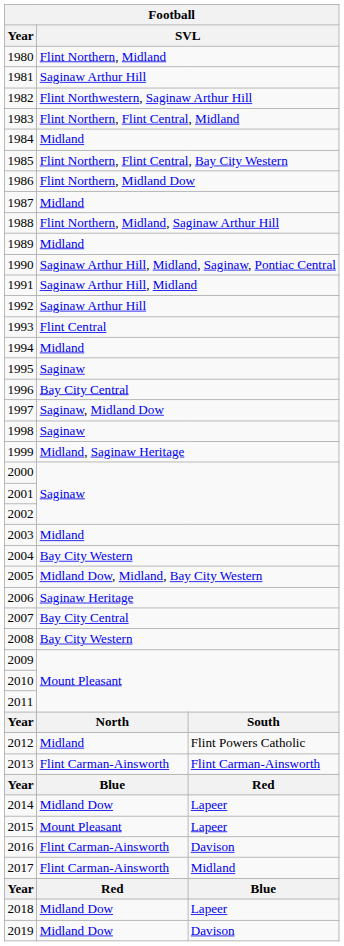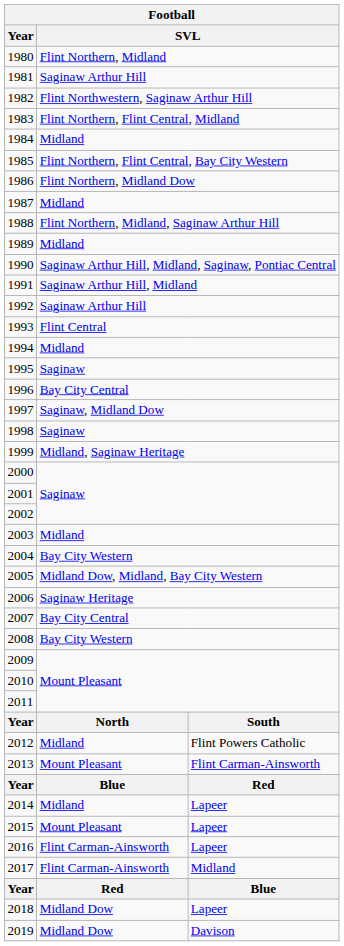(104, 763) Flint Carman-Ainsworth -> (81, 763) Mount Pleasant
(76, 805) Midland Dow -> (62, 805) Midland
(213, 847) Davison -> (209, 847) Lapeer
